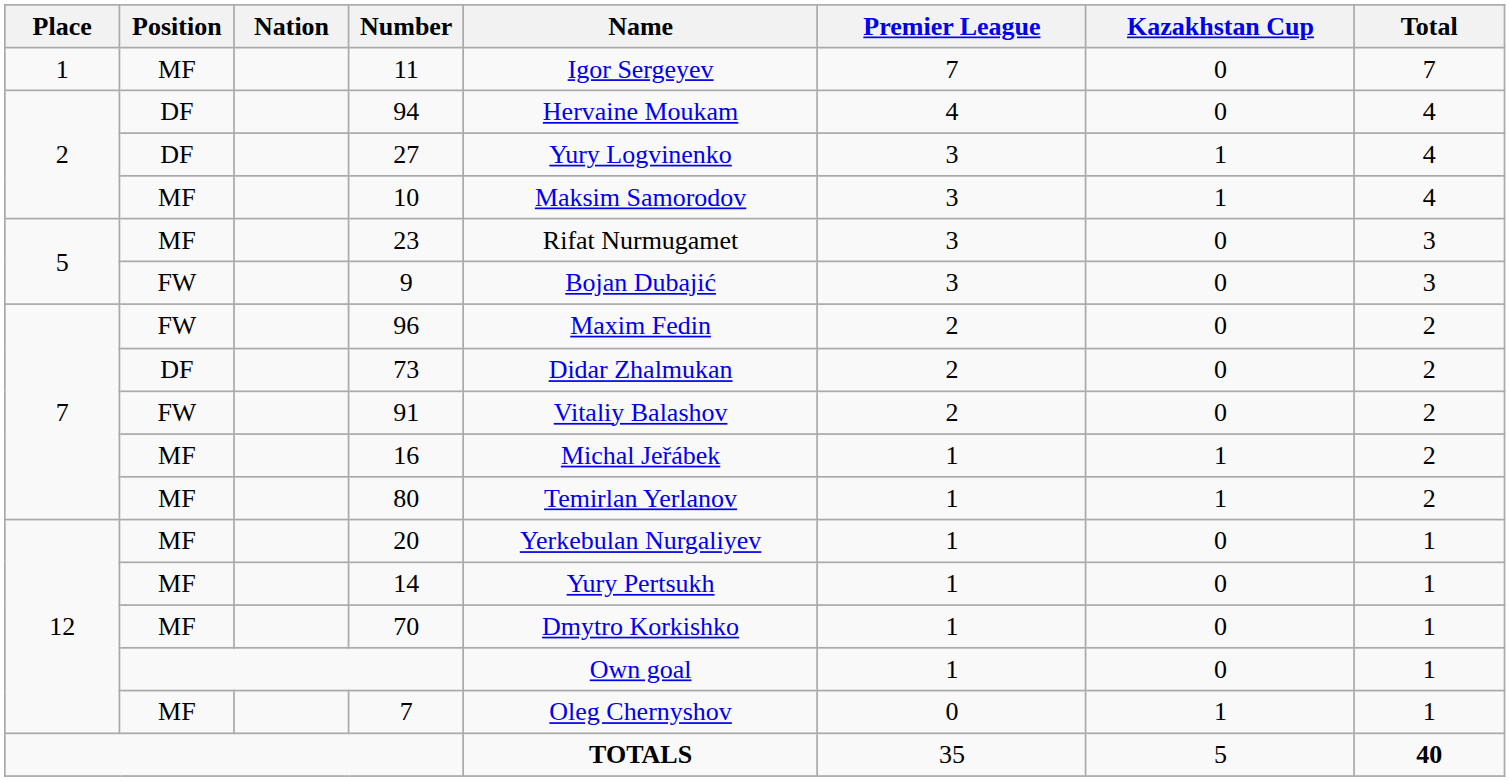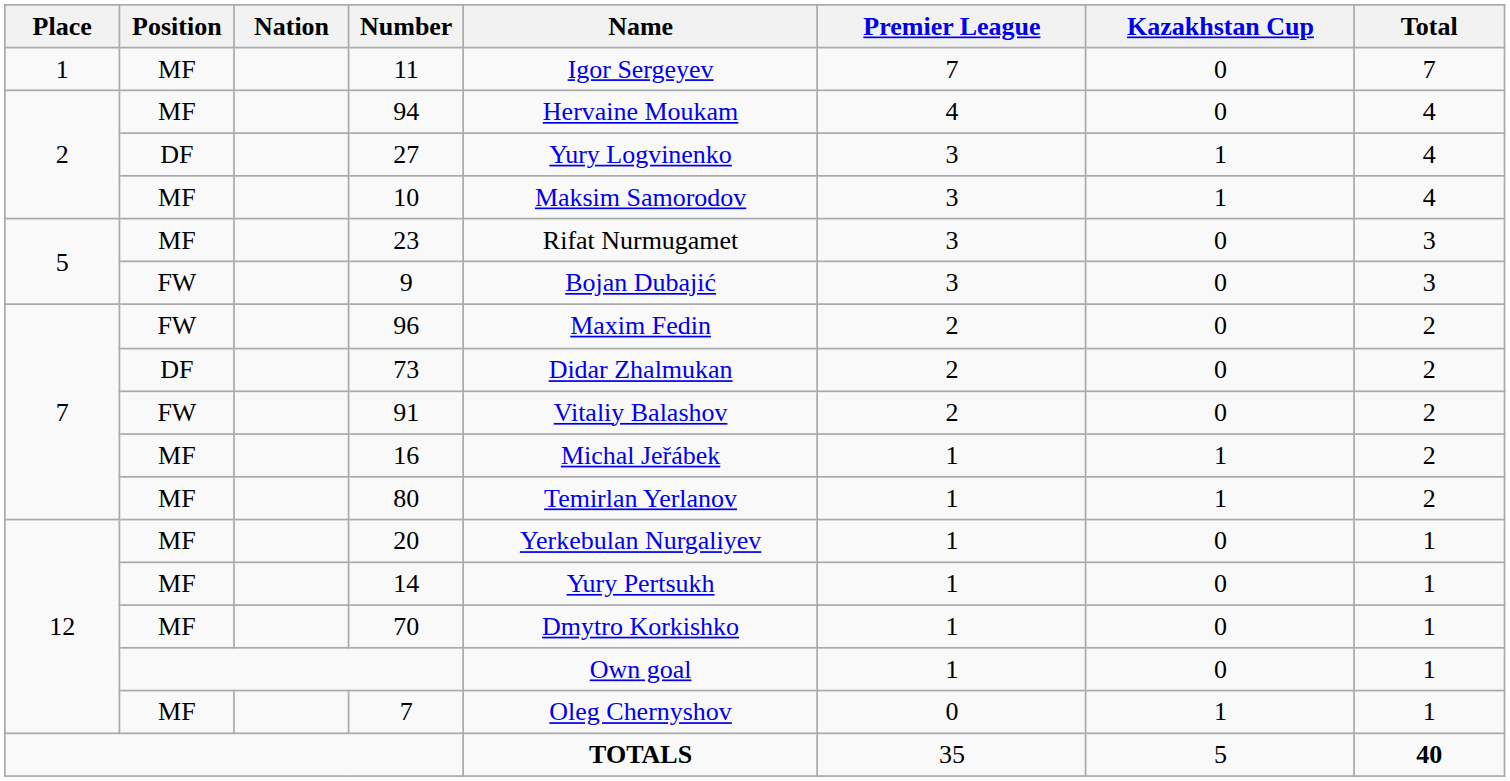(177, 111) DF -> (177, 111) MF
